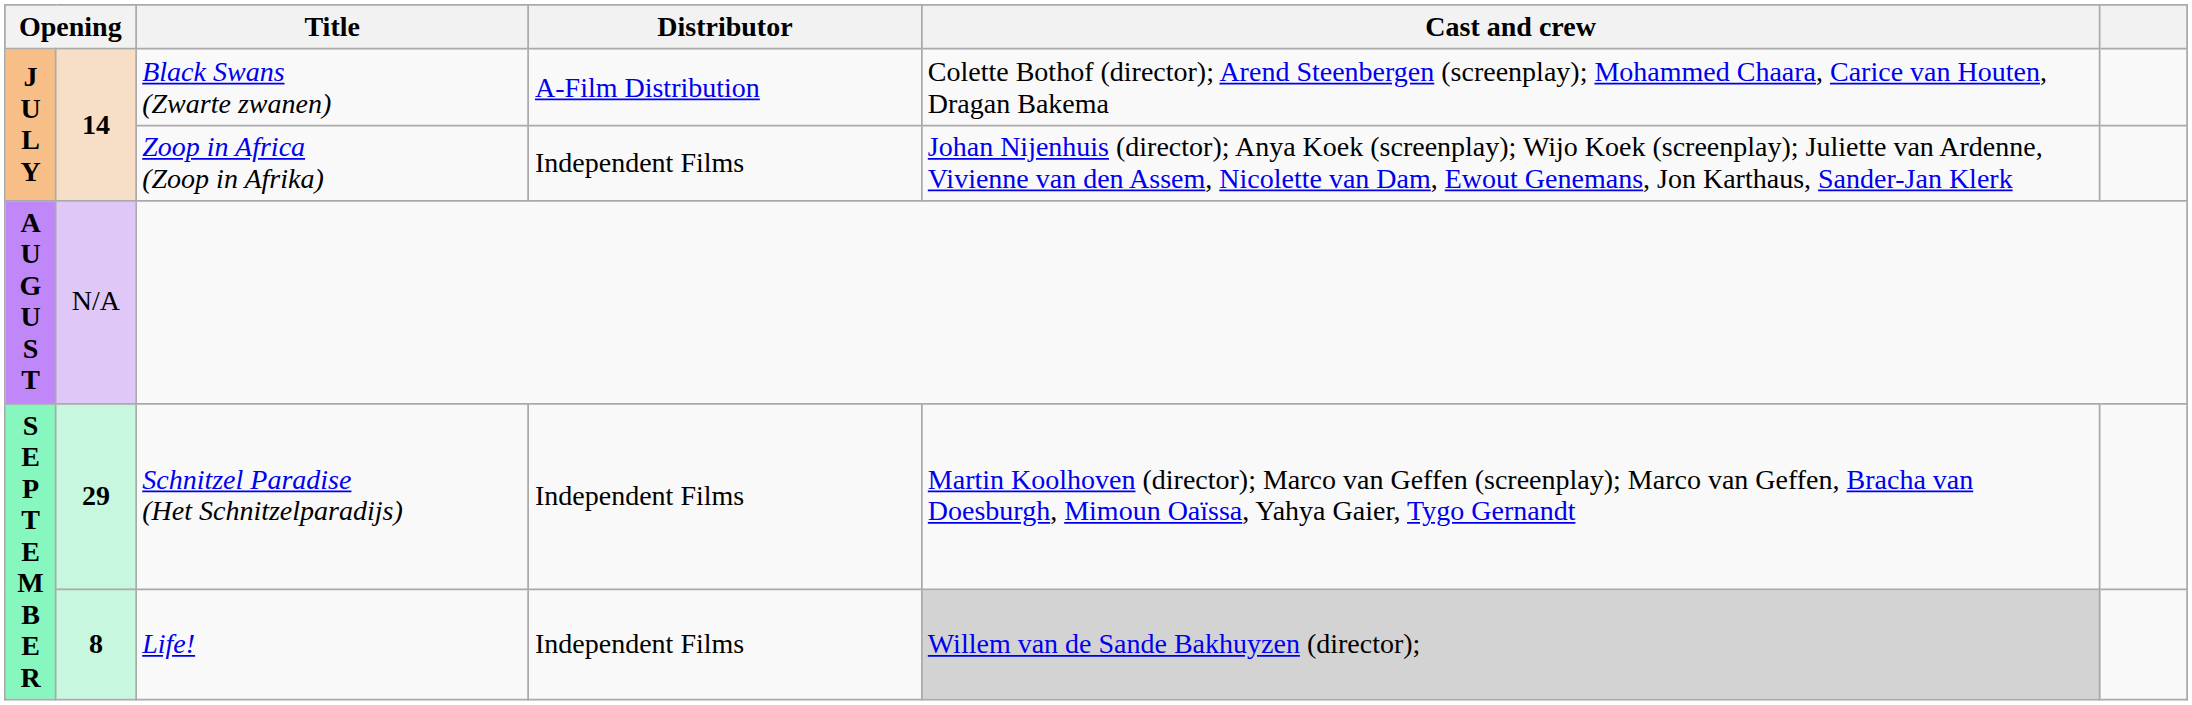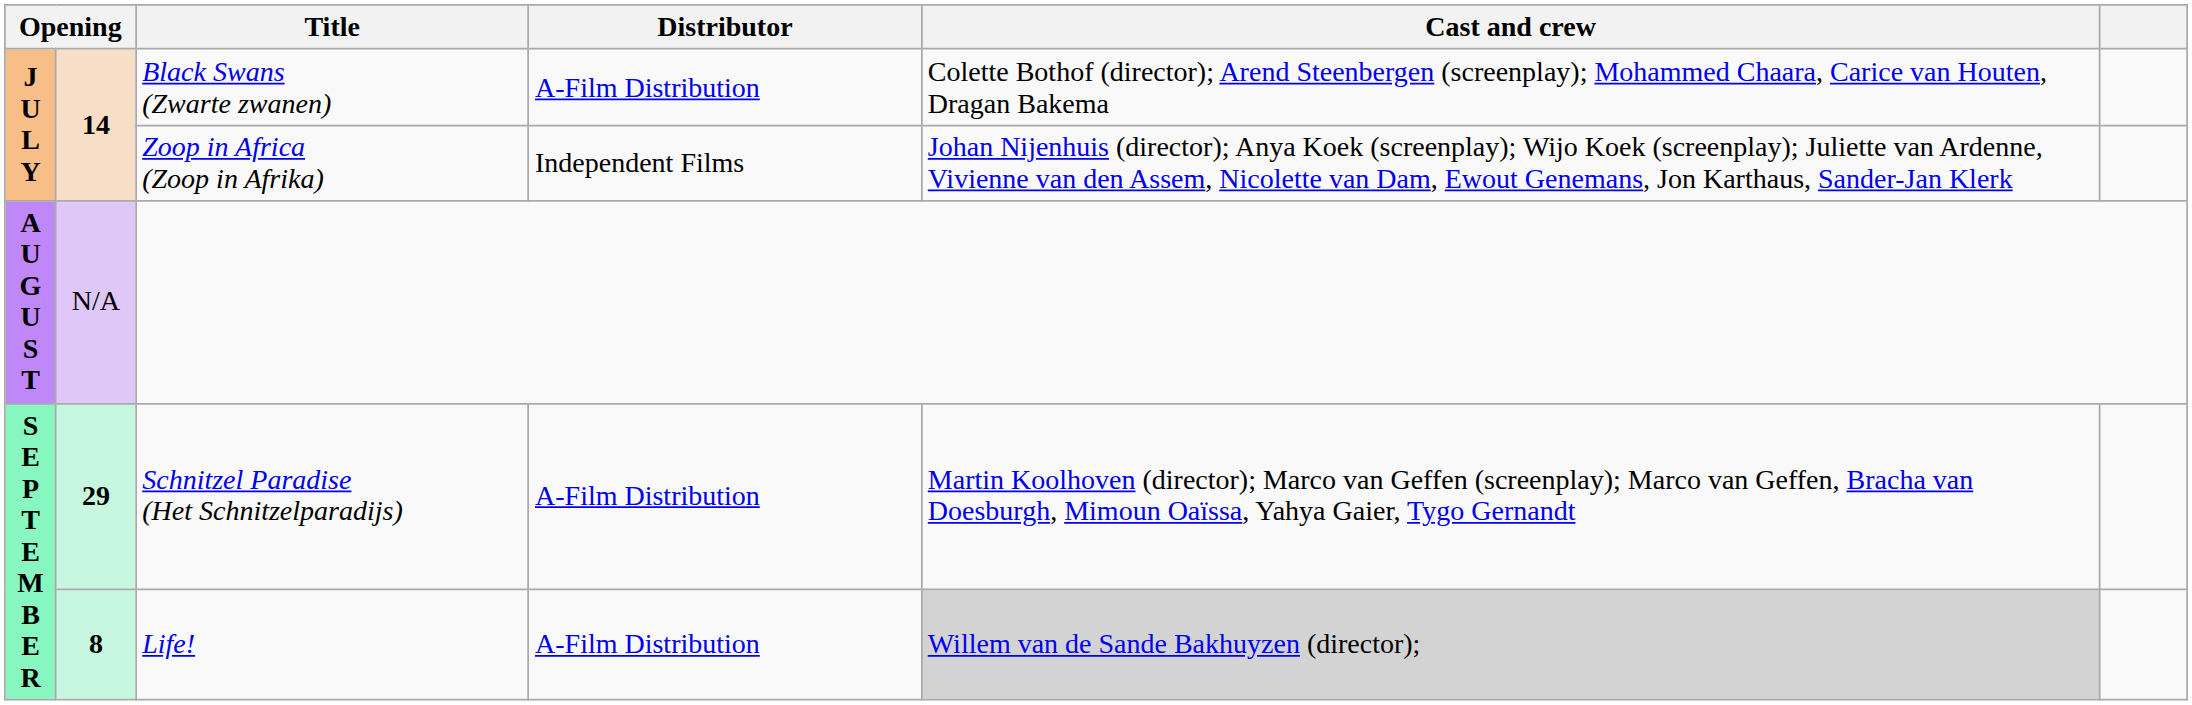(640, 496) Independent Films -> (647, 496) A-Film Distribution
(640, 644) Independent Films -> (647, 644) A-Film Distribution
